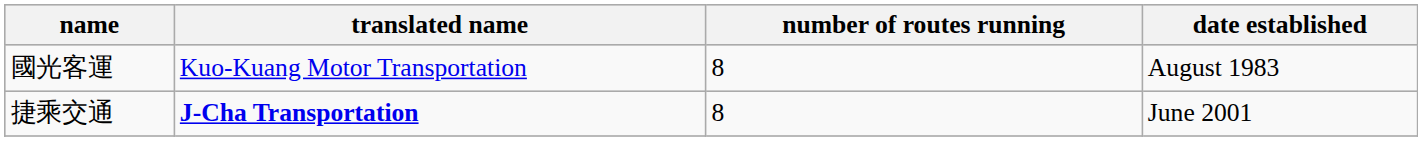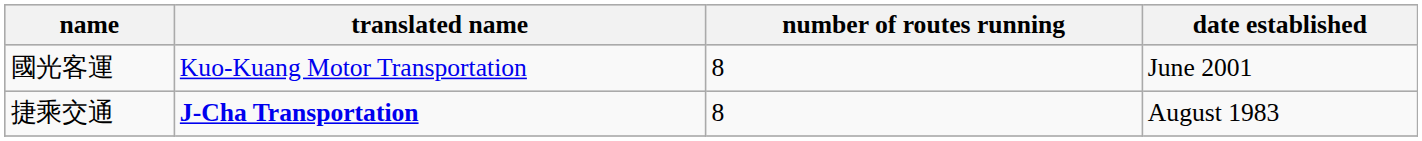(1214, 67) August 1983 -> (1200, 67) June 2001
(1200, 113) June 2001 -> (1214, 113) August 1983
